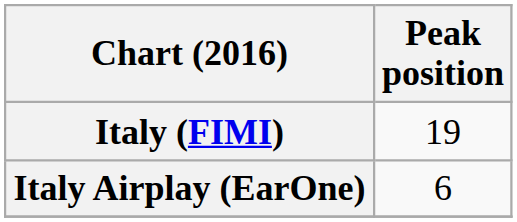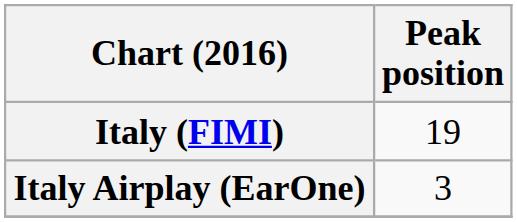(443, 187) 6 -> (443, 187) 3
